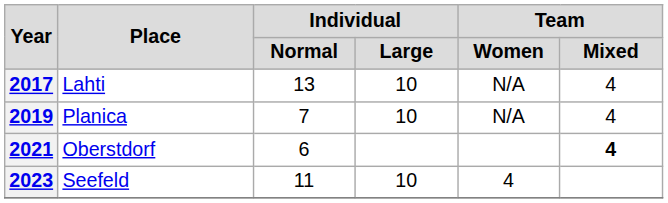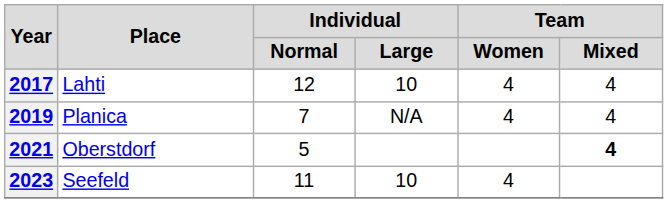(304, 84) 13 -> (304, 84) 12
(509, 84) N/A -> (509, 84) 4
(406, 116) 10 -> (406, 116) N/A
(509, 116) N/A -> (509, 116) 4
(304, 149) 6 -> (304, 149) 5
